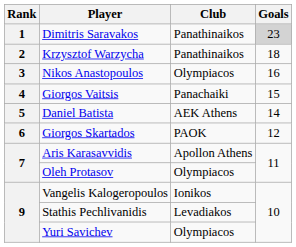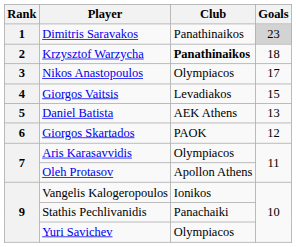(209, 53) normal -> (212, 53) bold
(273, 73) 16 -> (273, 73) 17
(201, 93) Panachaiki -> (202, 93) Levadiakos
(273, 113) 14 -> (273, 113) 13
(213, 152) Apollon Athens -> (204, 152) Olympiacos
(204, 172) Olympiacos -> (213, 172) Apollon Athens
(202, 212) Levadiakos -> (201, 212) Panachaiki
